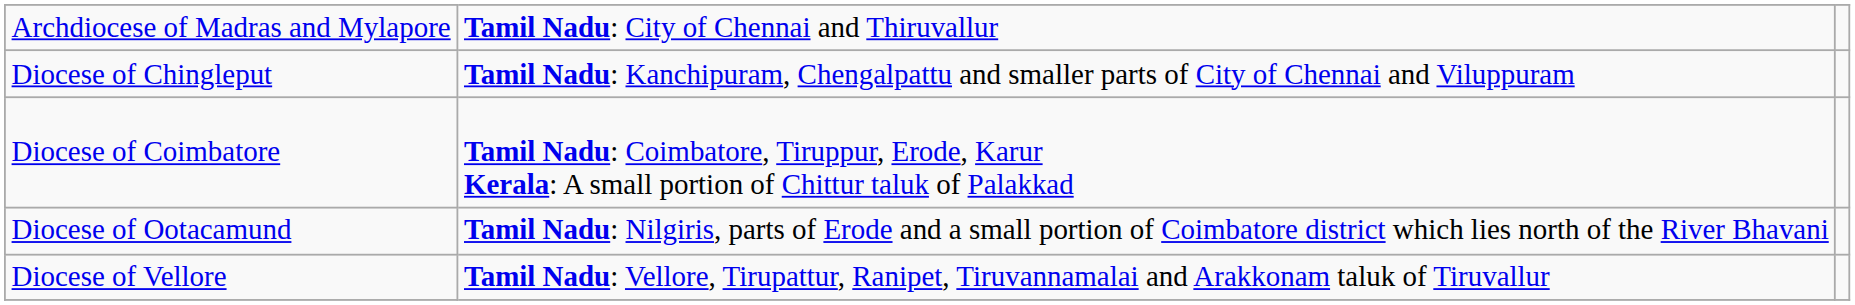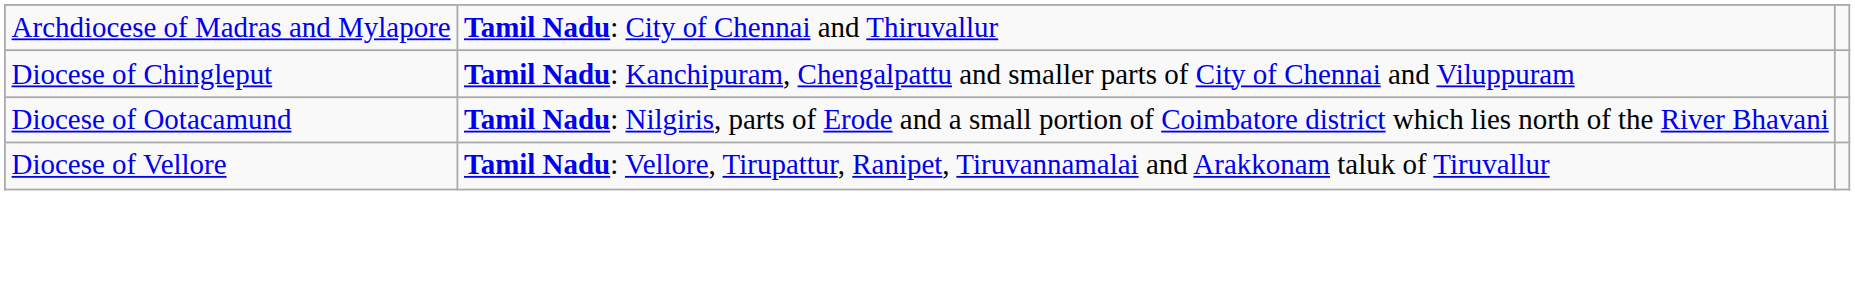- row: (146, 151)
